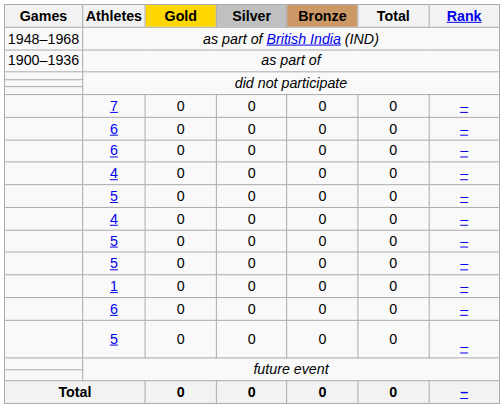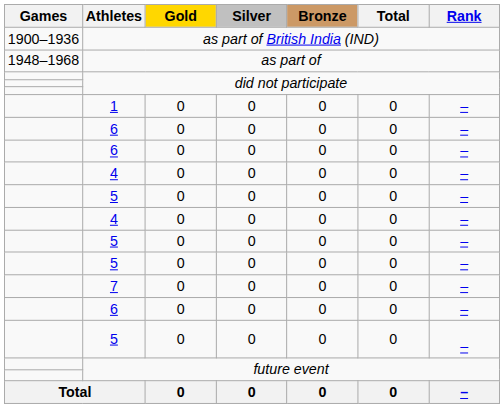(43, 39) 1948–1968 -> (43, 39) 1900–1936
(43, 61) 1900–1936 -> (43, 61) 1948–1968
rows swapped: (114, 286) <-> (114, 106)
